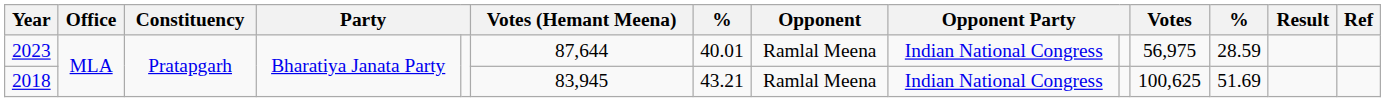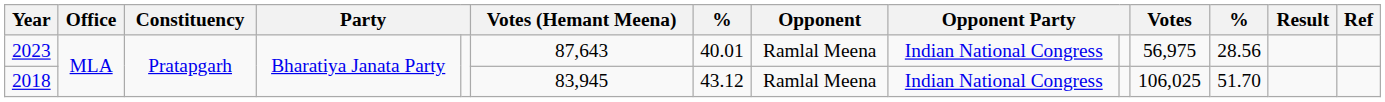(582, 50) 87,644 -> (582, 50) 87,643
(1239, 50) 28.59 -> (1239, 50) 28.56
(722, 81) 43.21 -> (722, 81) 43.12
(1170, 81) 100,625 -> (1170, 81) 106,025
(1239, 81) 51.69 -> (1239, 81) 51.70
